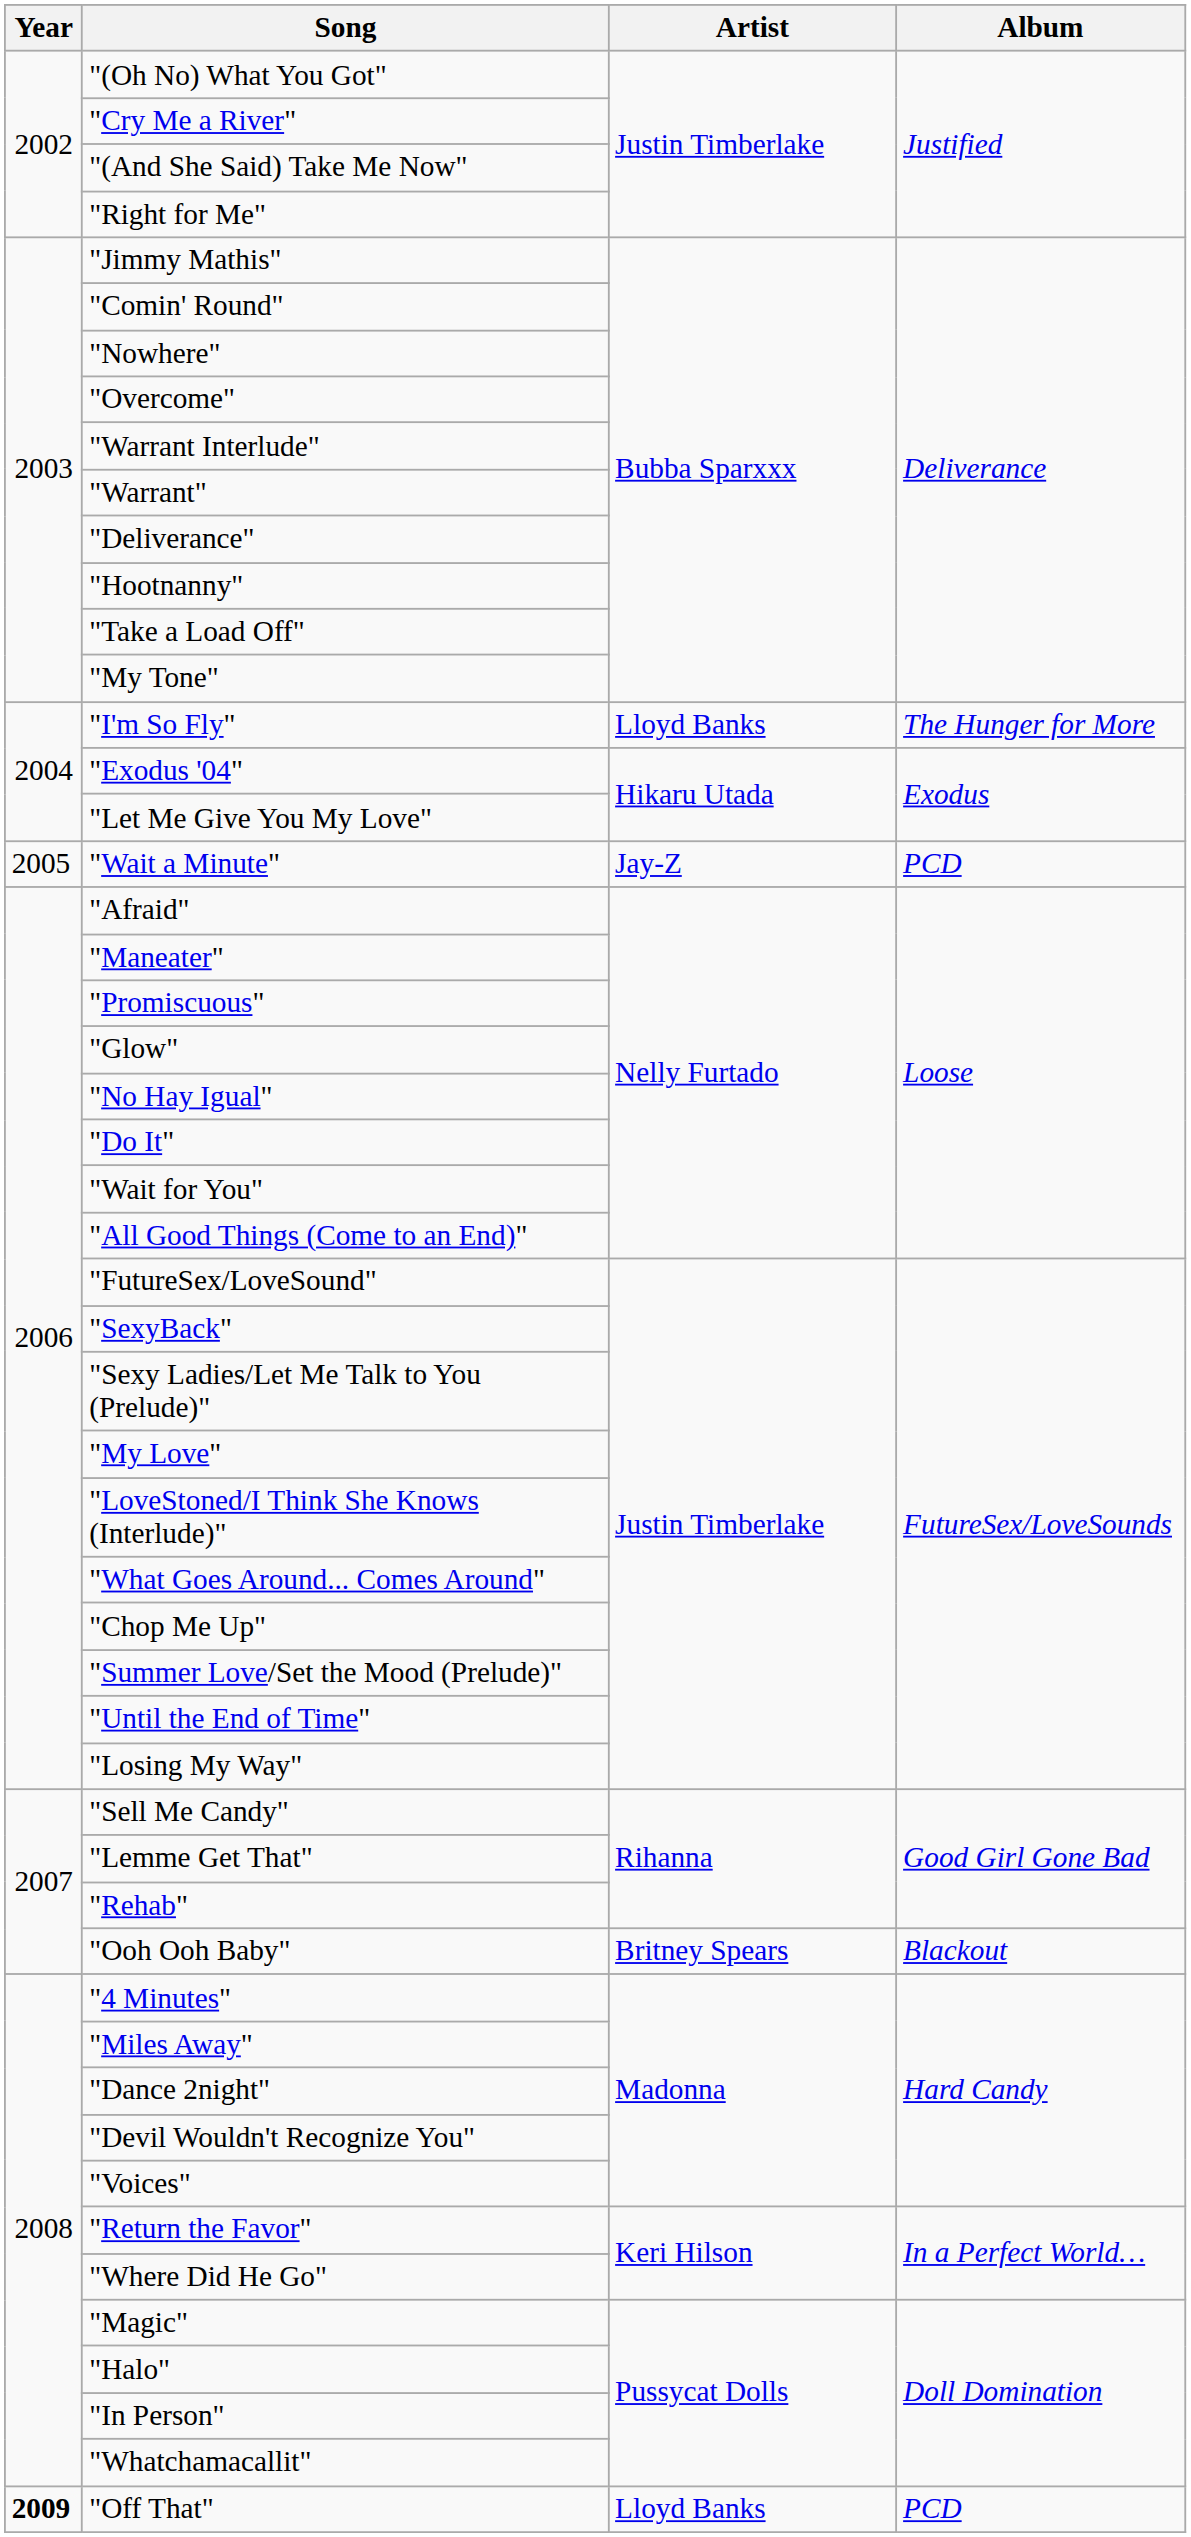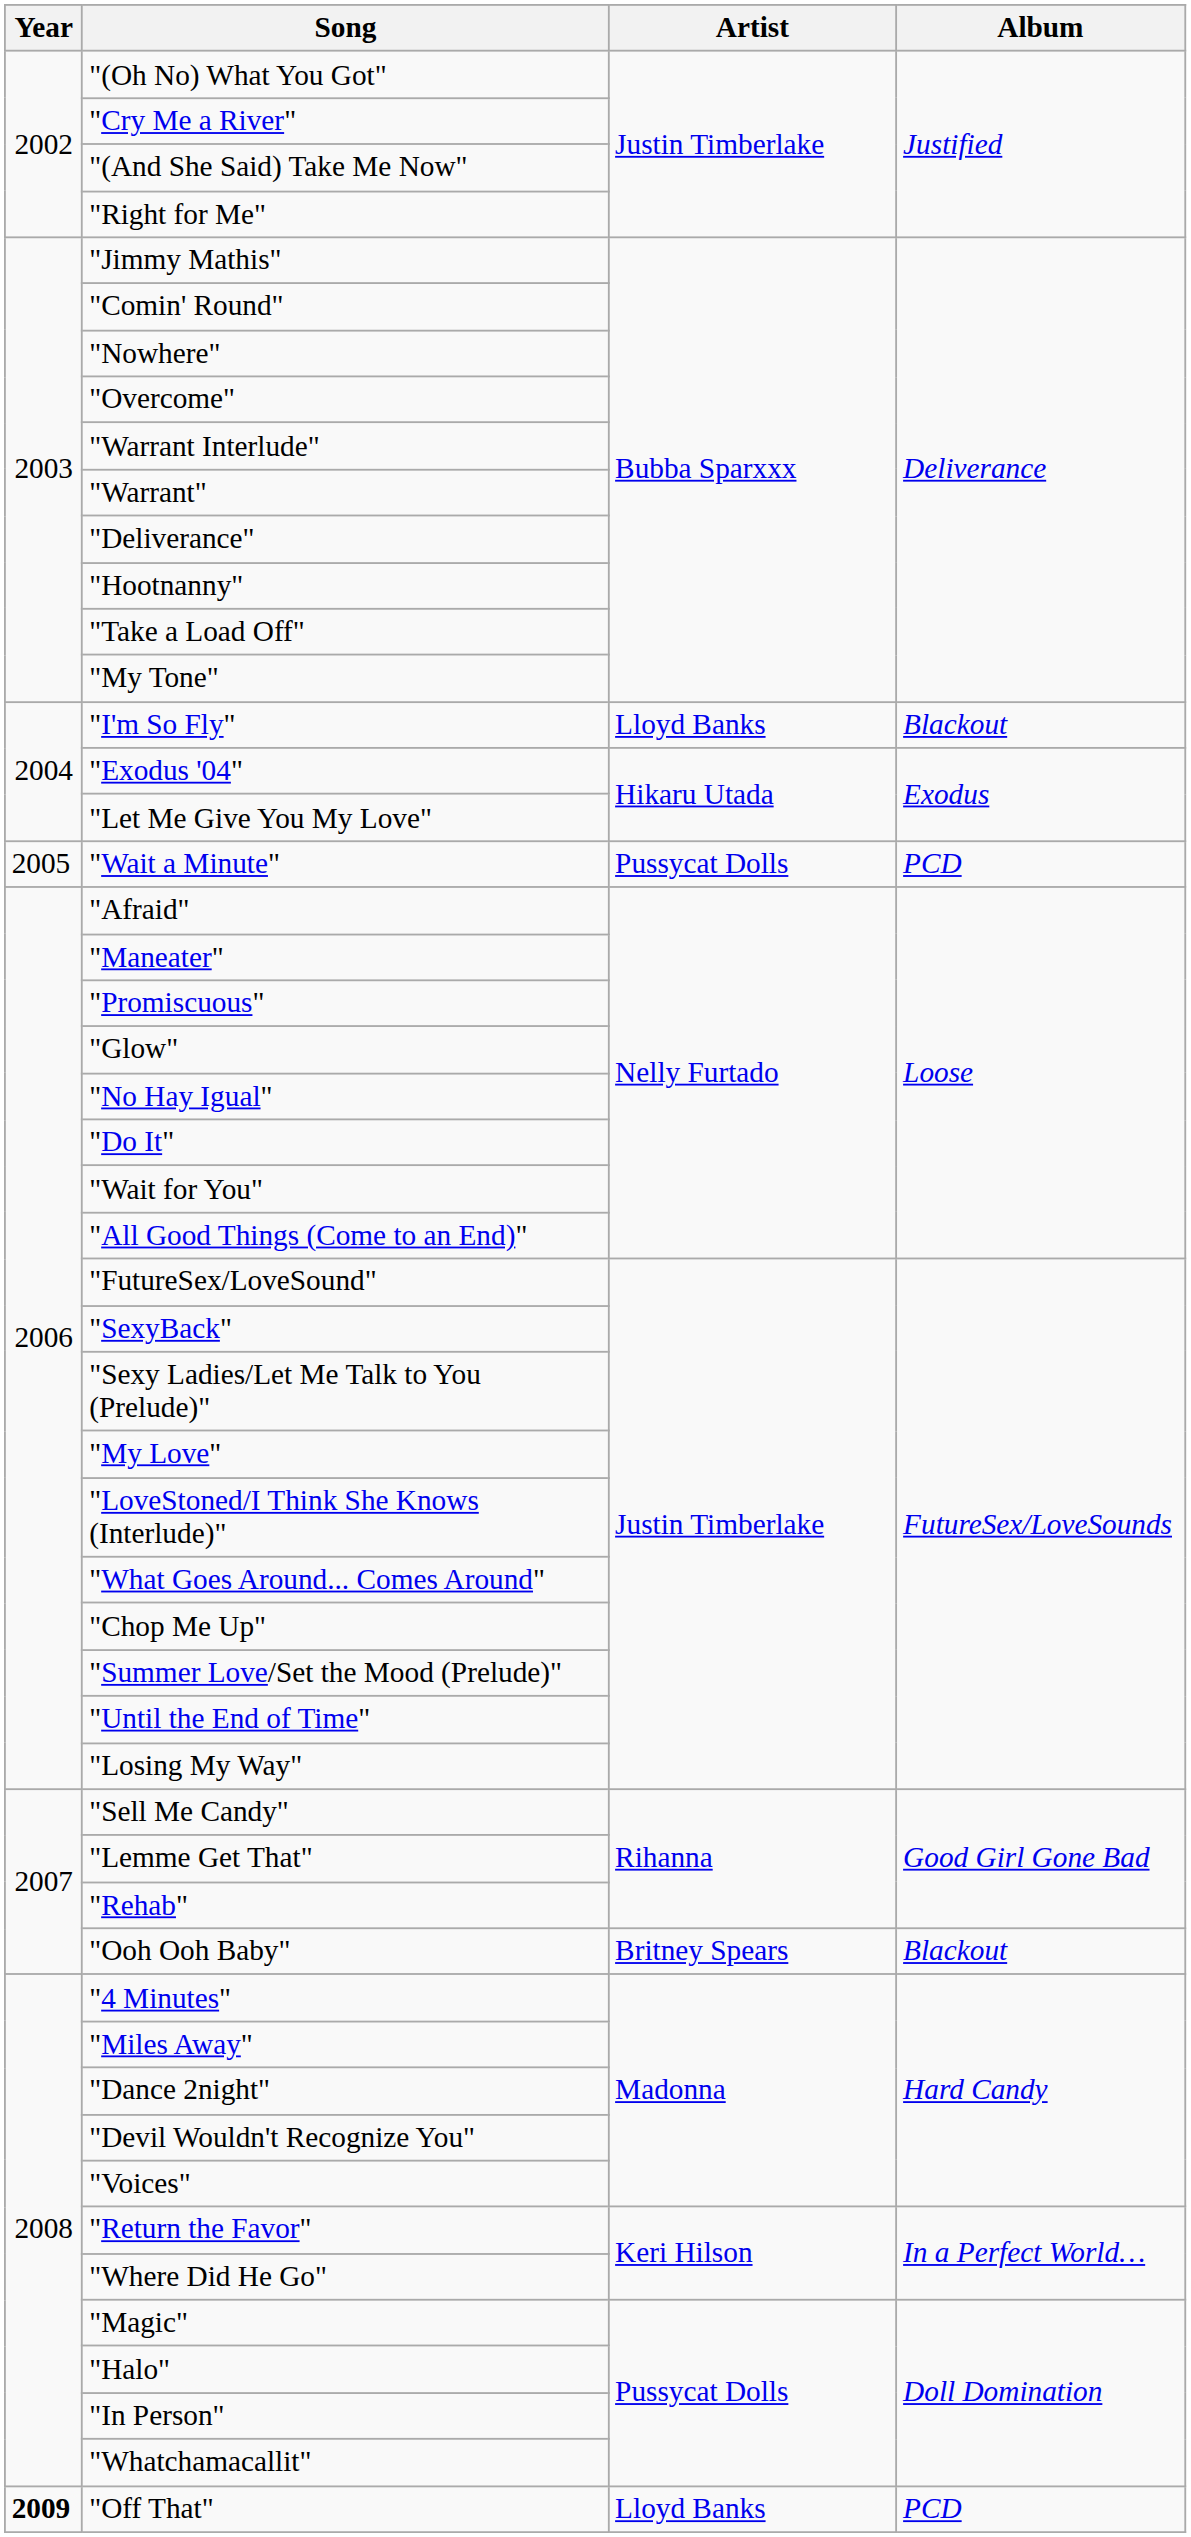(1029, 724) The Hunger for More -> (955, 724) Blackout
(648, 863) Jay-Z -> (702, 863) Pussycat Dolls
